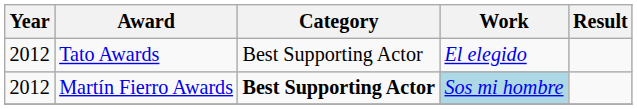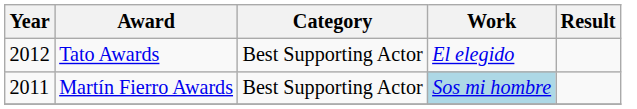(30, 88) 2012 -> (29, 88) 2011
(339, 88) bold -> (333, 88) normal
